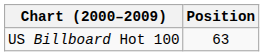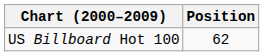(221, 40) 63 -> (221, 40) 62
